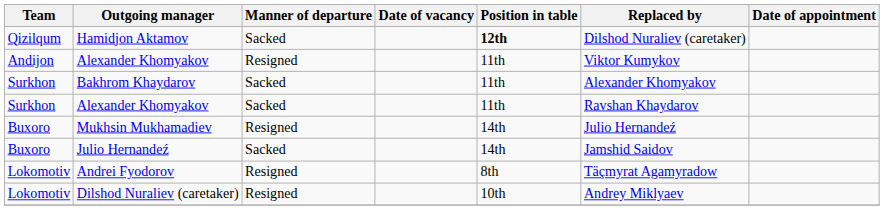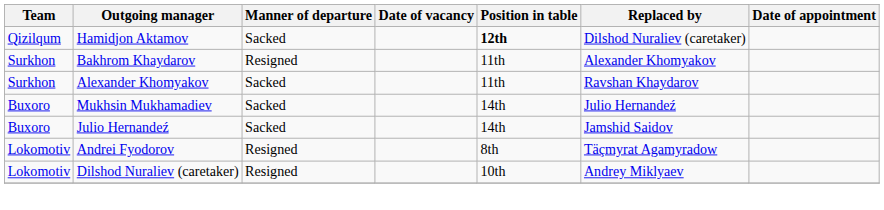- row: (31, 60)
(265, 82) Sacked -> (271, 60) Resigned
(271, 127) Resigned -> (265, 104) Sacked
